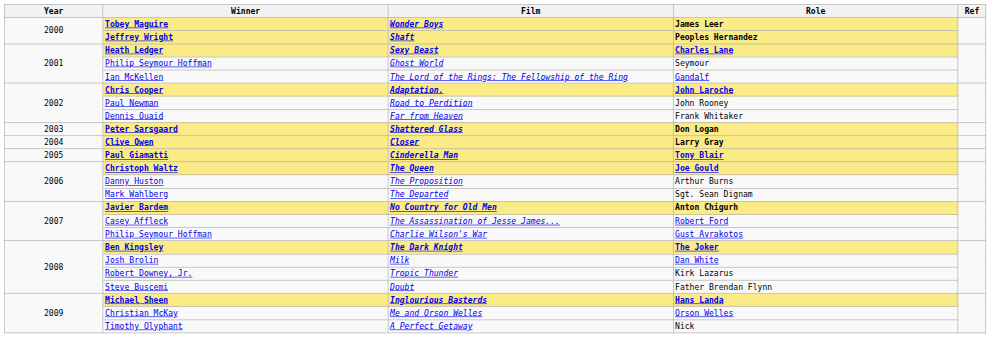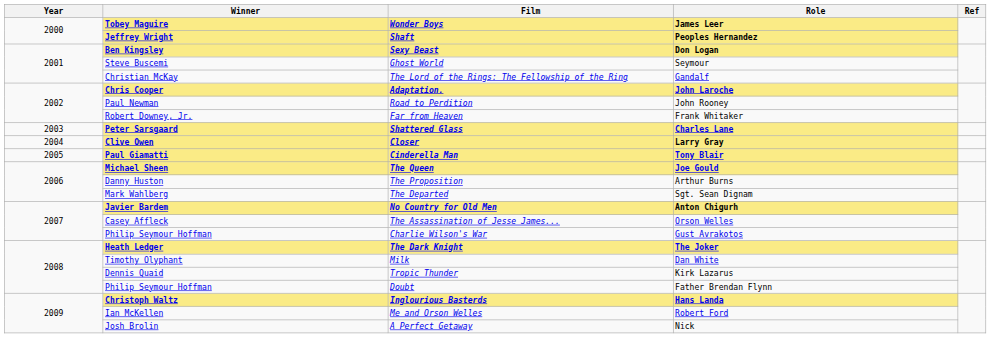(134, 50) Heath Ledger -> (134, 50) Ben Kingsley
(704, 50) Charles Lane -> (697, 50) Don Logan
(158, 63) Philip Seymour Hoffman -> (137, 63) Steve Buscemi
(134, 77) Ian McKellen -> (141, 77) Christian McKay
(134, 116) Dennis Quaid -> (149, 116) Robert Downey, Jr.
(697, 129) Don Logan -> (704, 129) Charles Lane
(141, 169) Christoph Waltz -> (137, 169) Michael Sheen
(702, 221) Robert Ford -> (704, 221) Orson Welles
(134, 247) Ben Kingsley -> (134, 247) Heath Ledger
(132, 260) Josh Brolin -> (144, 260) Timothy Olyphant
(149, 274) Robert Downey, Jr. -> (134, 274) Dennis Quaid
(137, 287) Steve Buscemi -> (158, 287) Philip Seymour Hoffman
(137, 300) Michael Sheen -> (141, 300) Christoph Waltz
(141, 313) Christian McKay -> (134, 313) Ian McKellen
(704, 313) Orson Welles -> (702, 313) Robert Ford
(144, 326) Timothy Olyphant -> (132, 326) Josh Brolin
